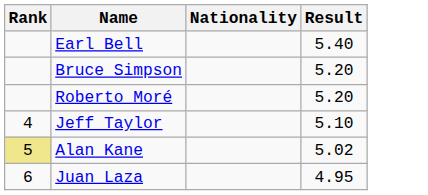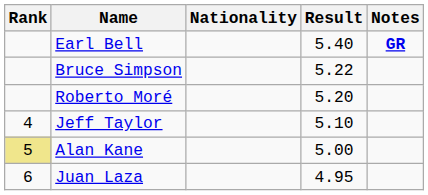+ column: (395, 18)
(334, 71) 5.20 -> (334, 71) 5.22
(334, 150) 5.02 -> (334, 150) 5.00
